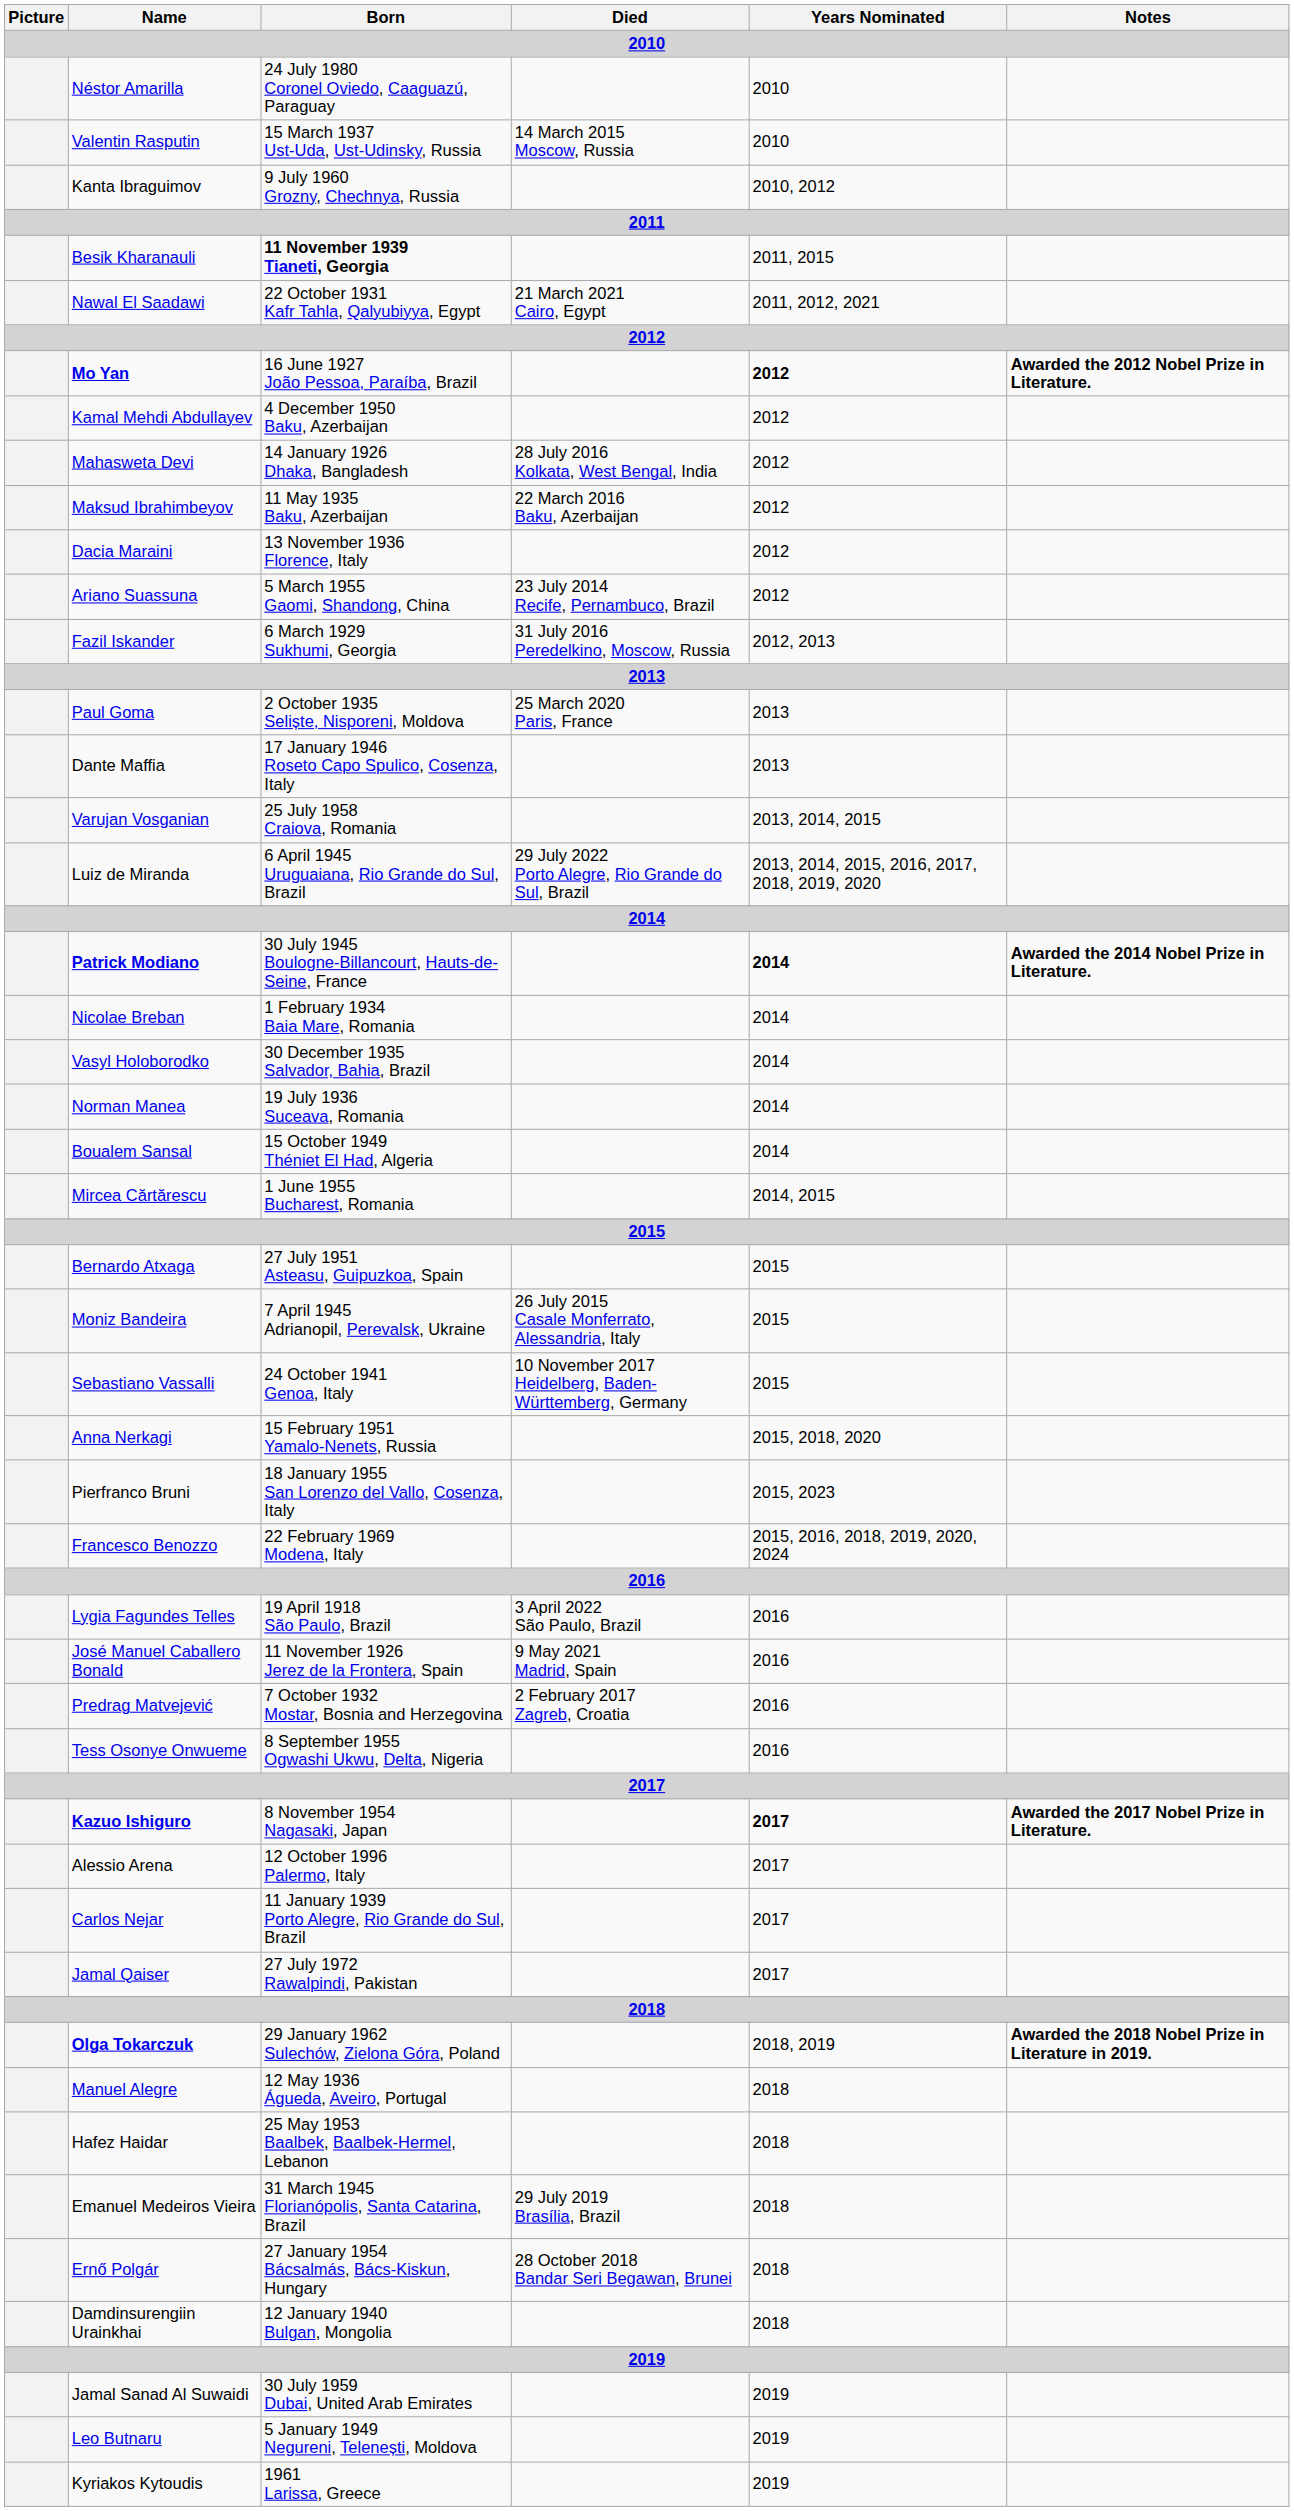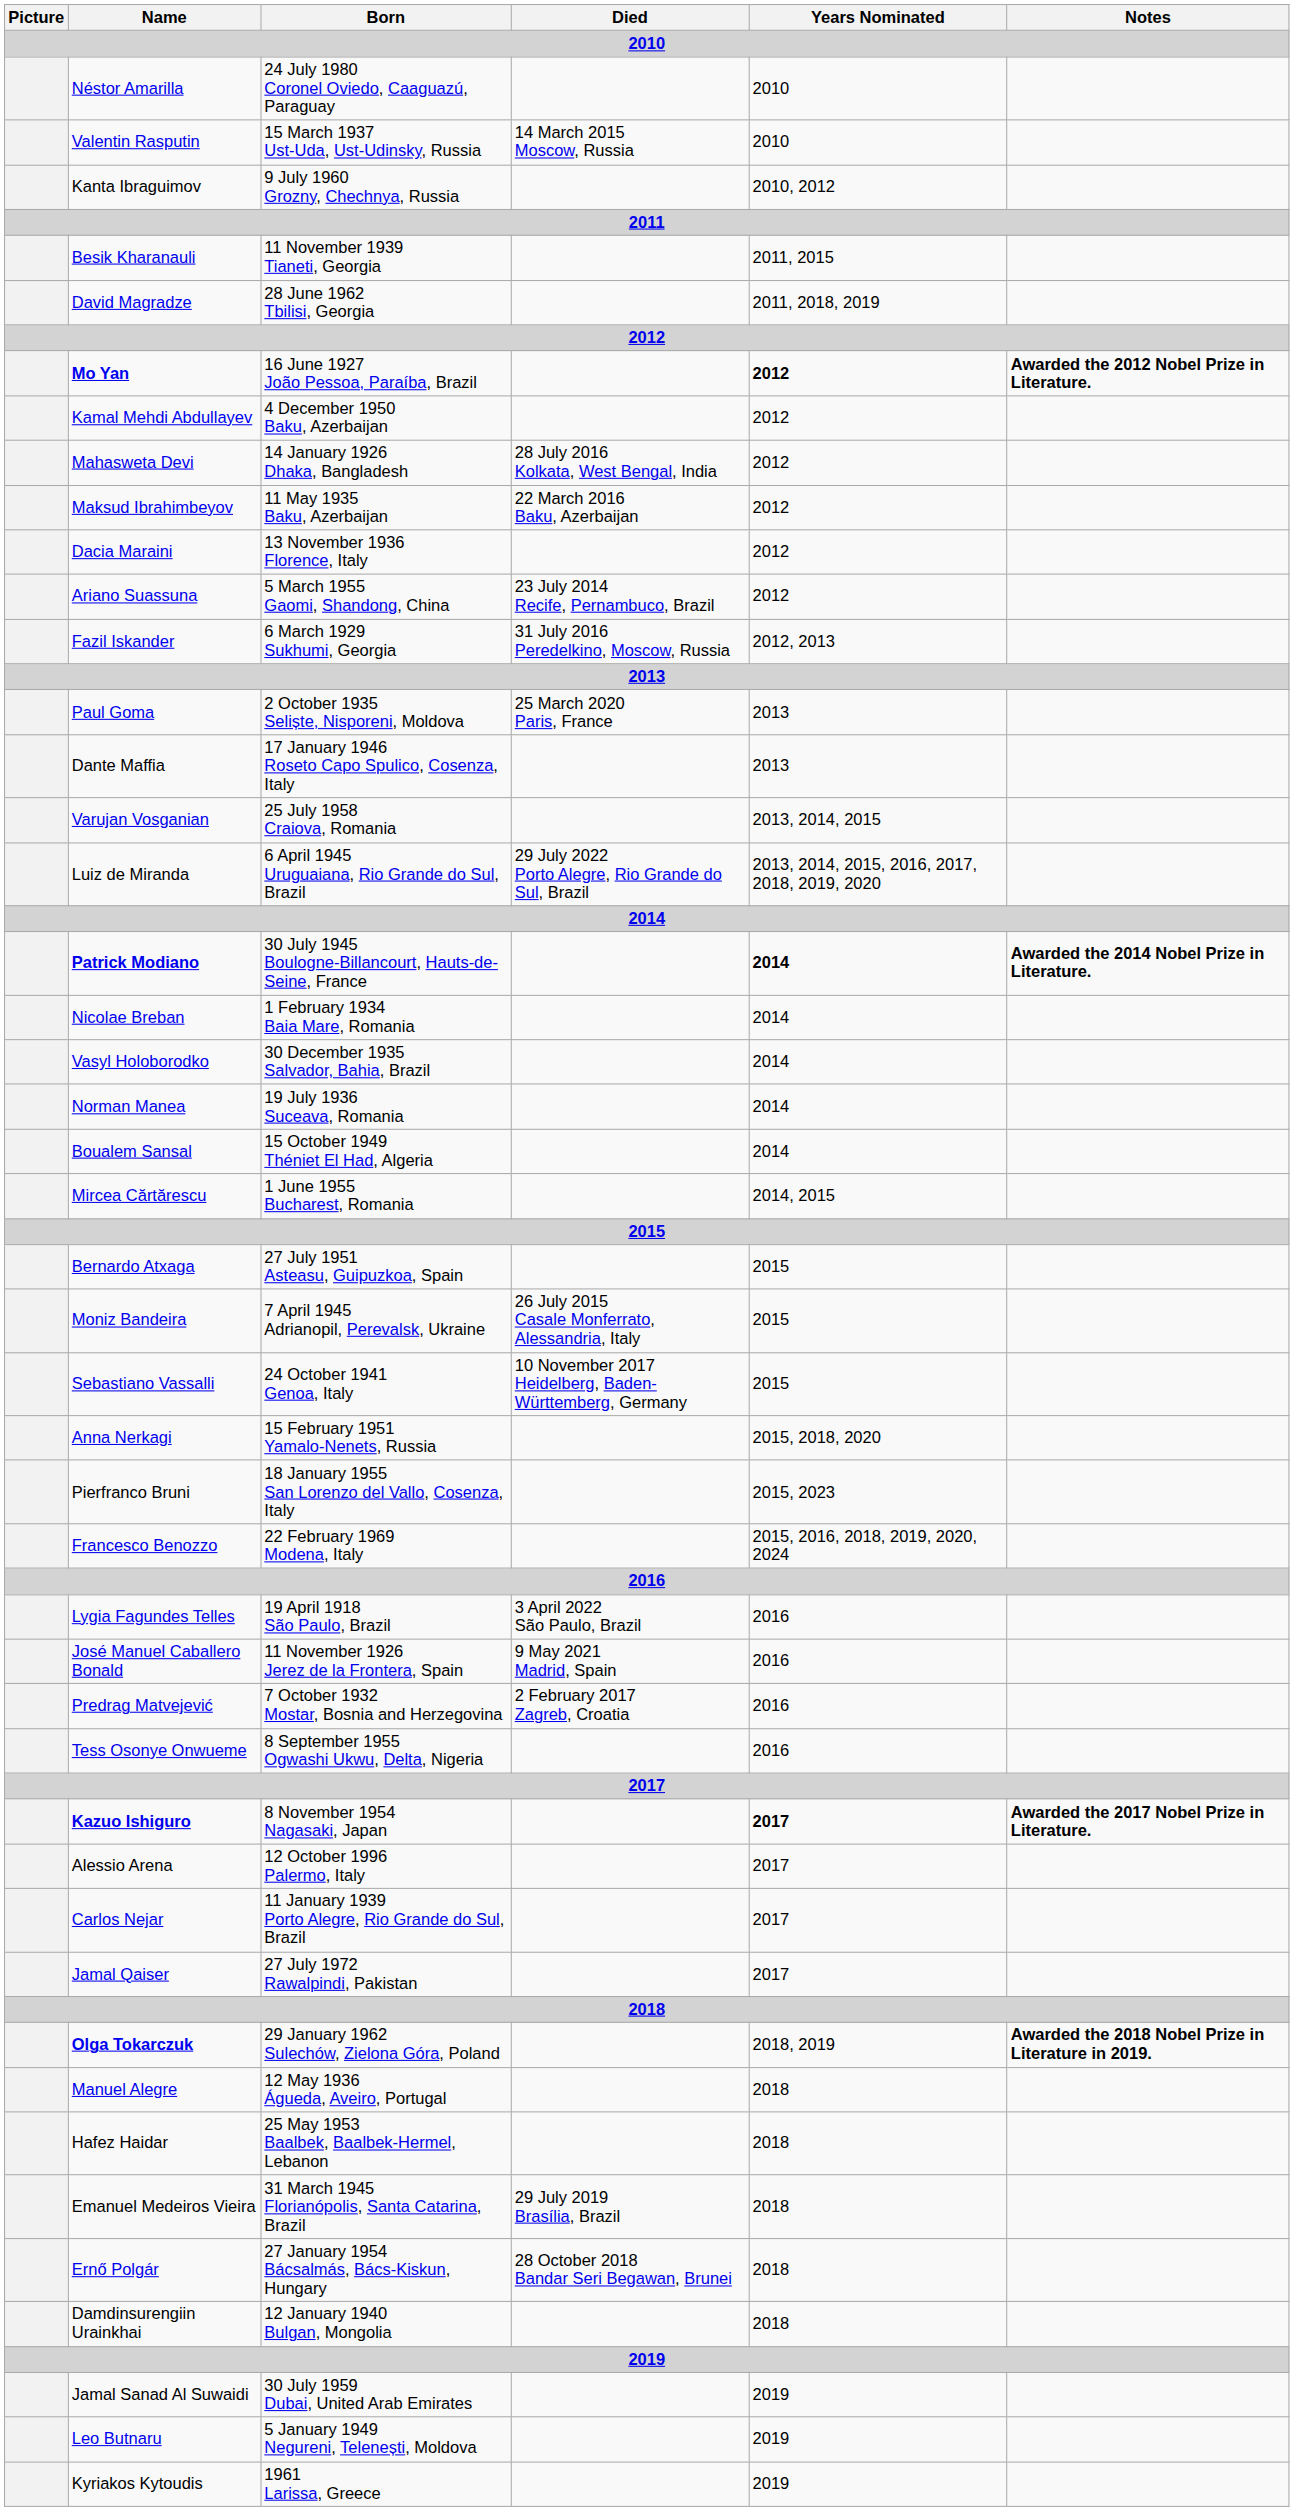(336, 257) bold -> (334, 257) normal
+ row: (132, 302)
- row: (138, 302)
